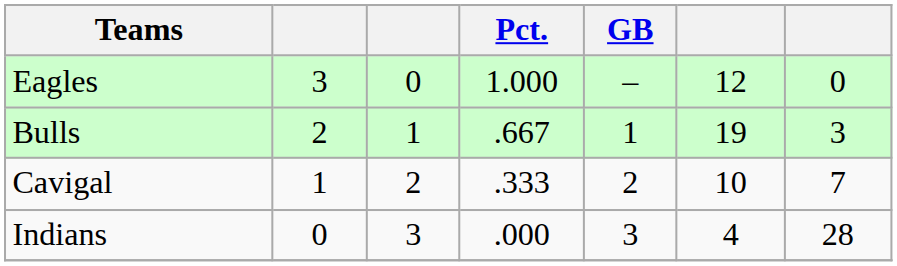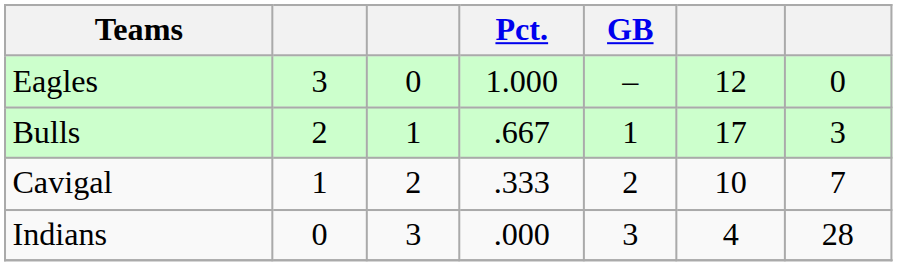(731, 132) 19 -> (731, 132) 17
